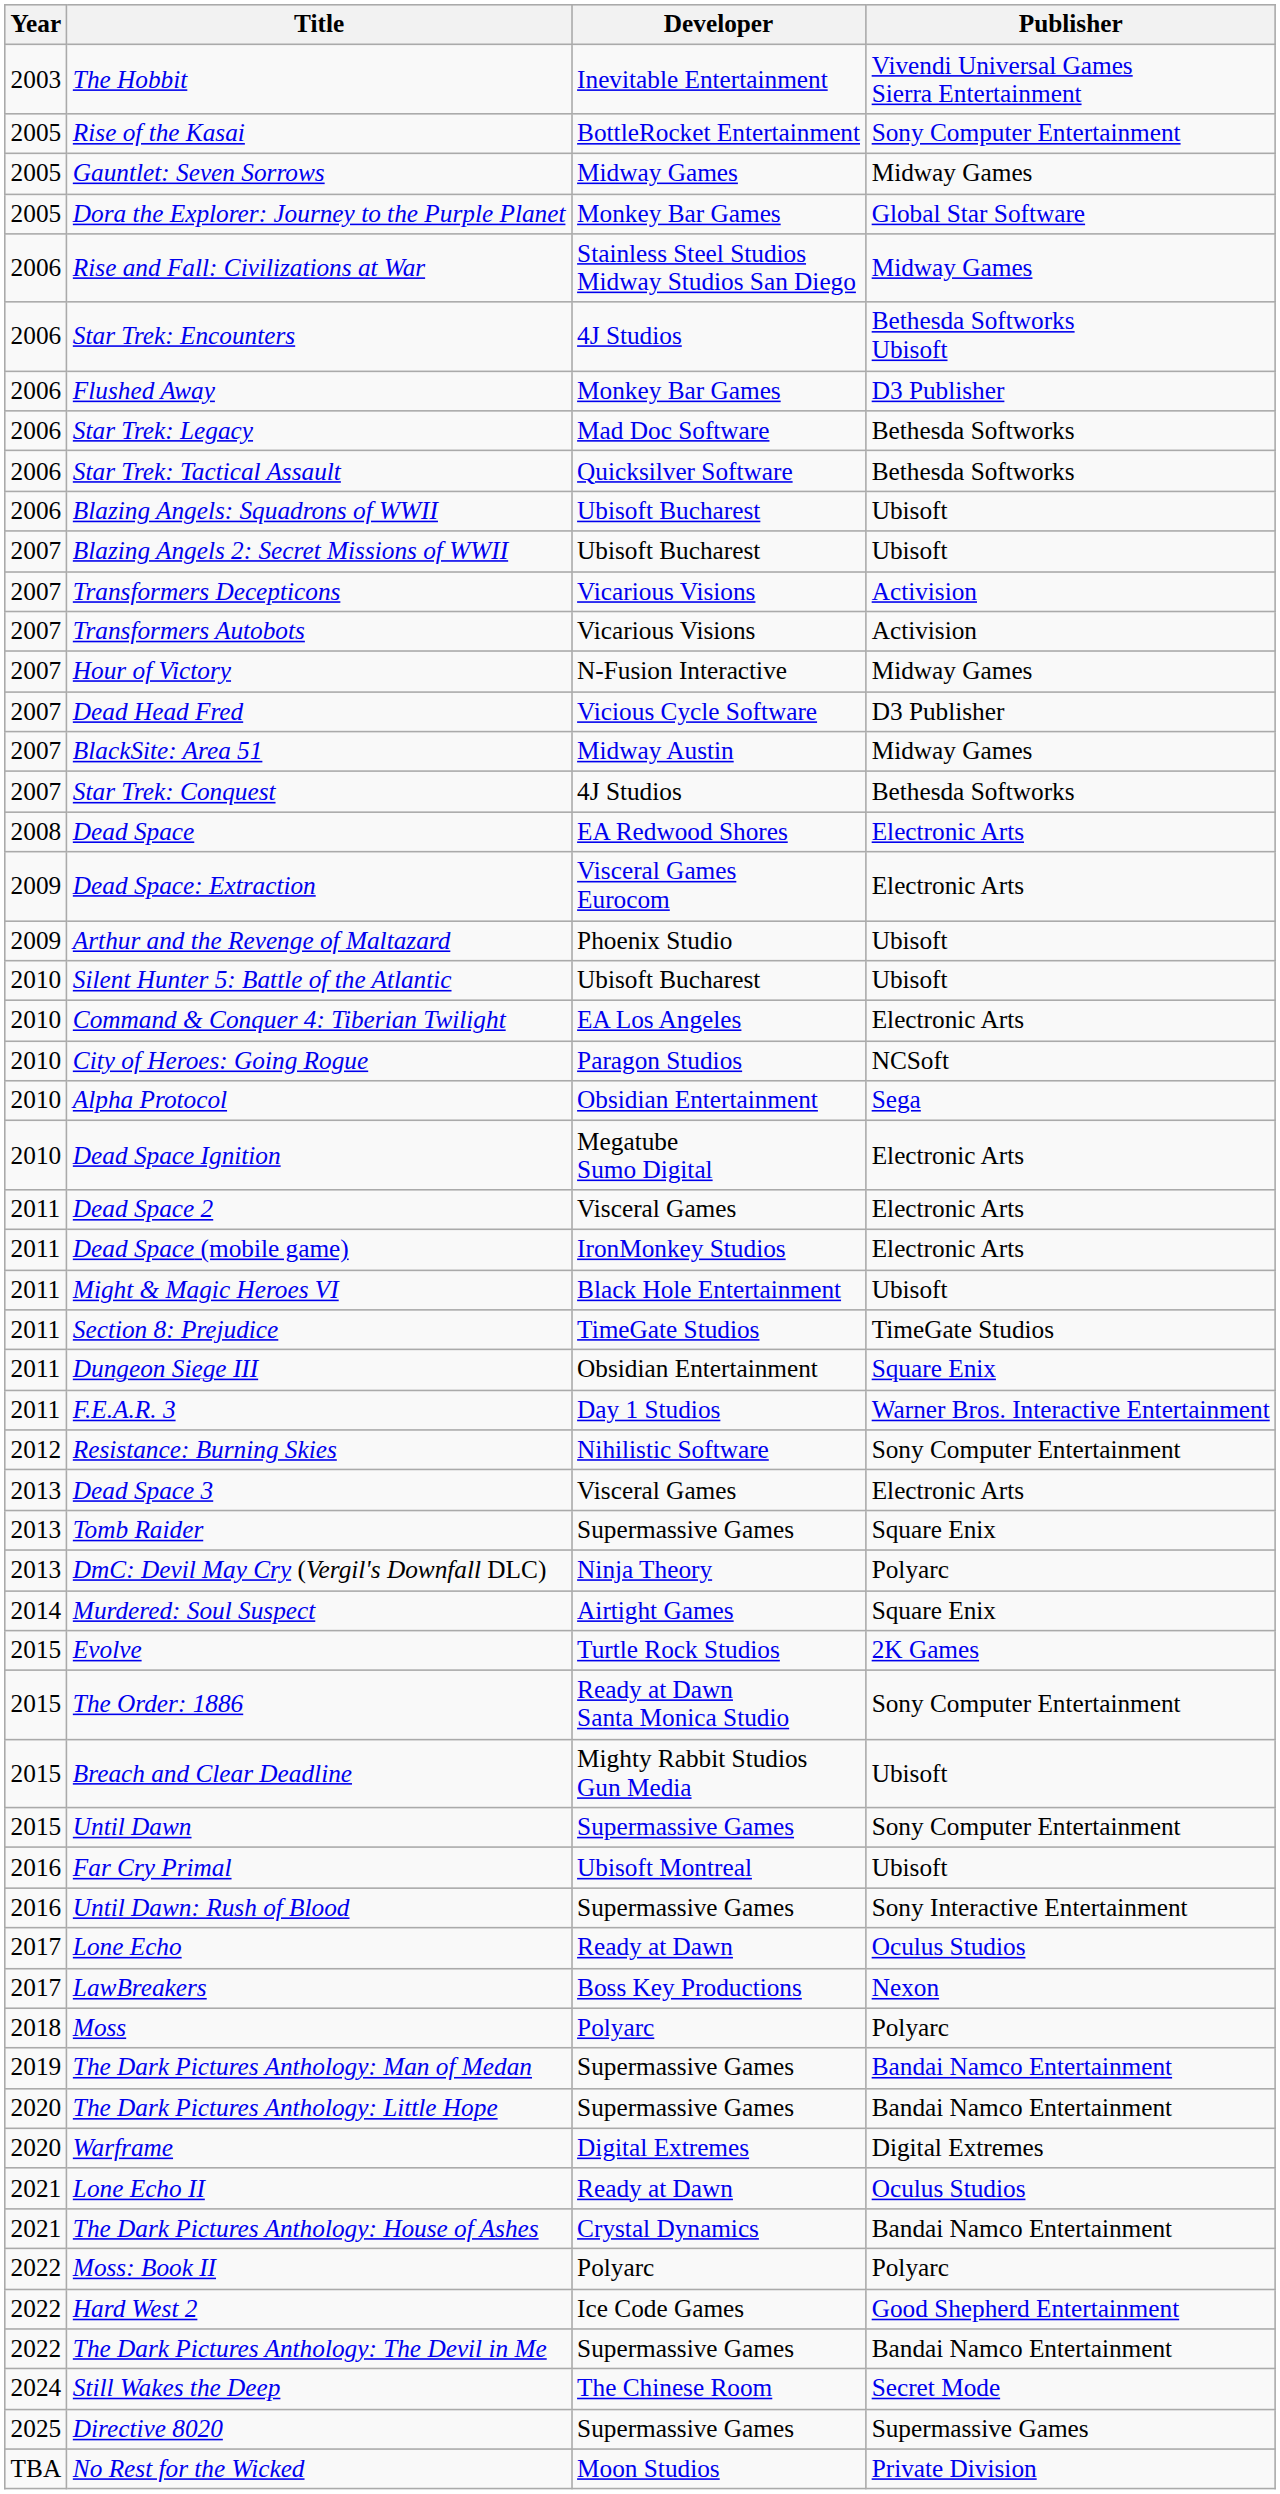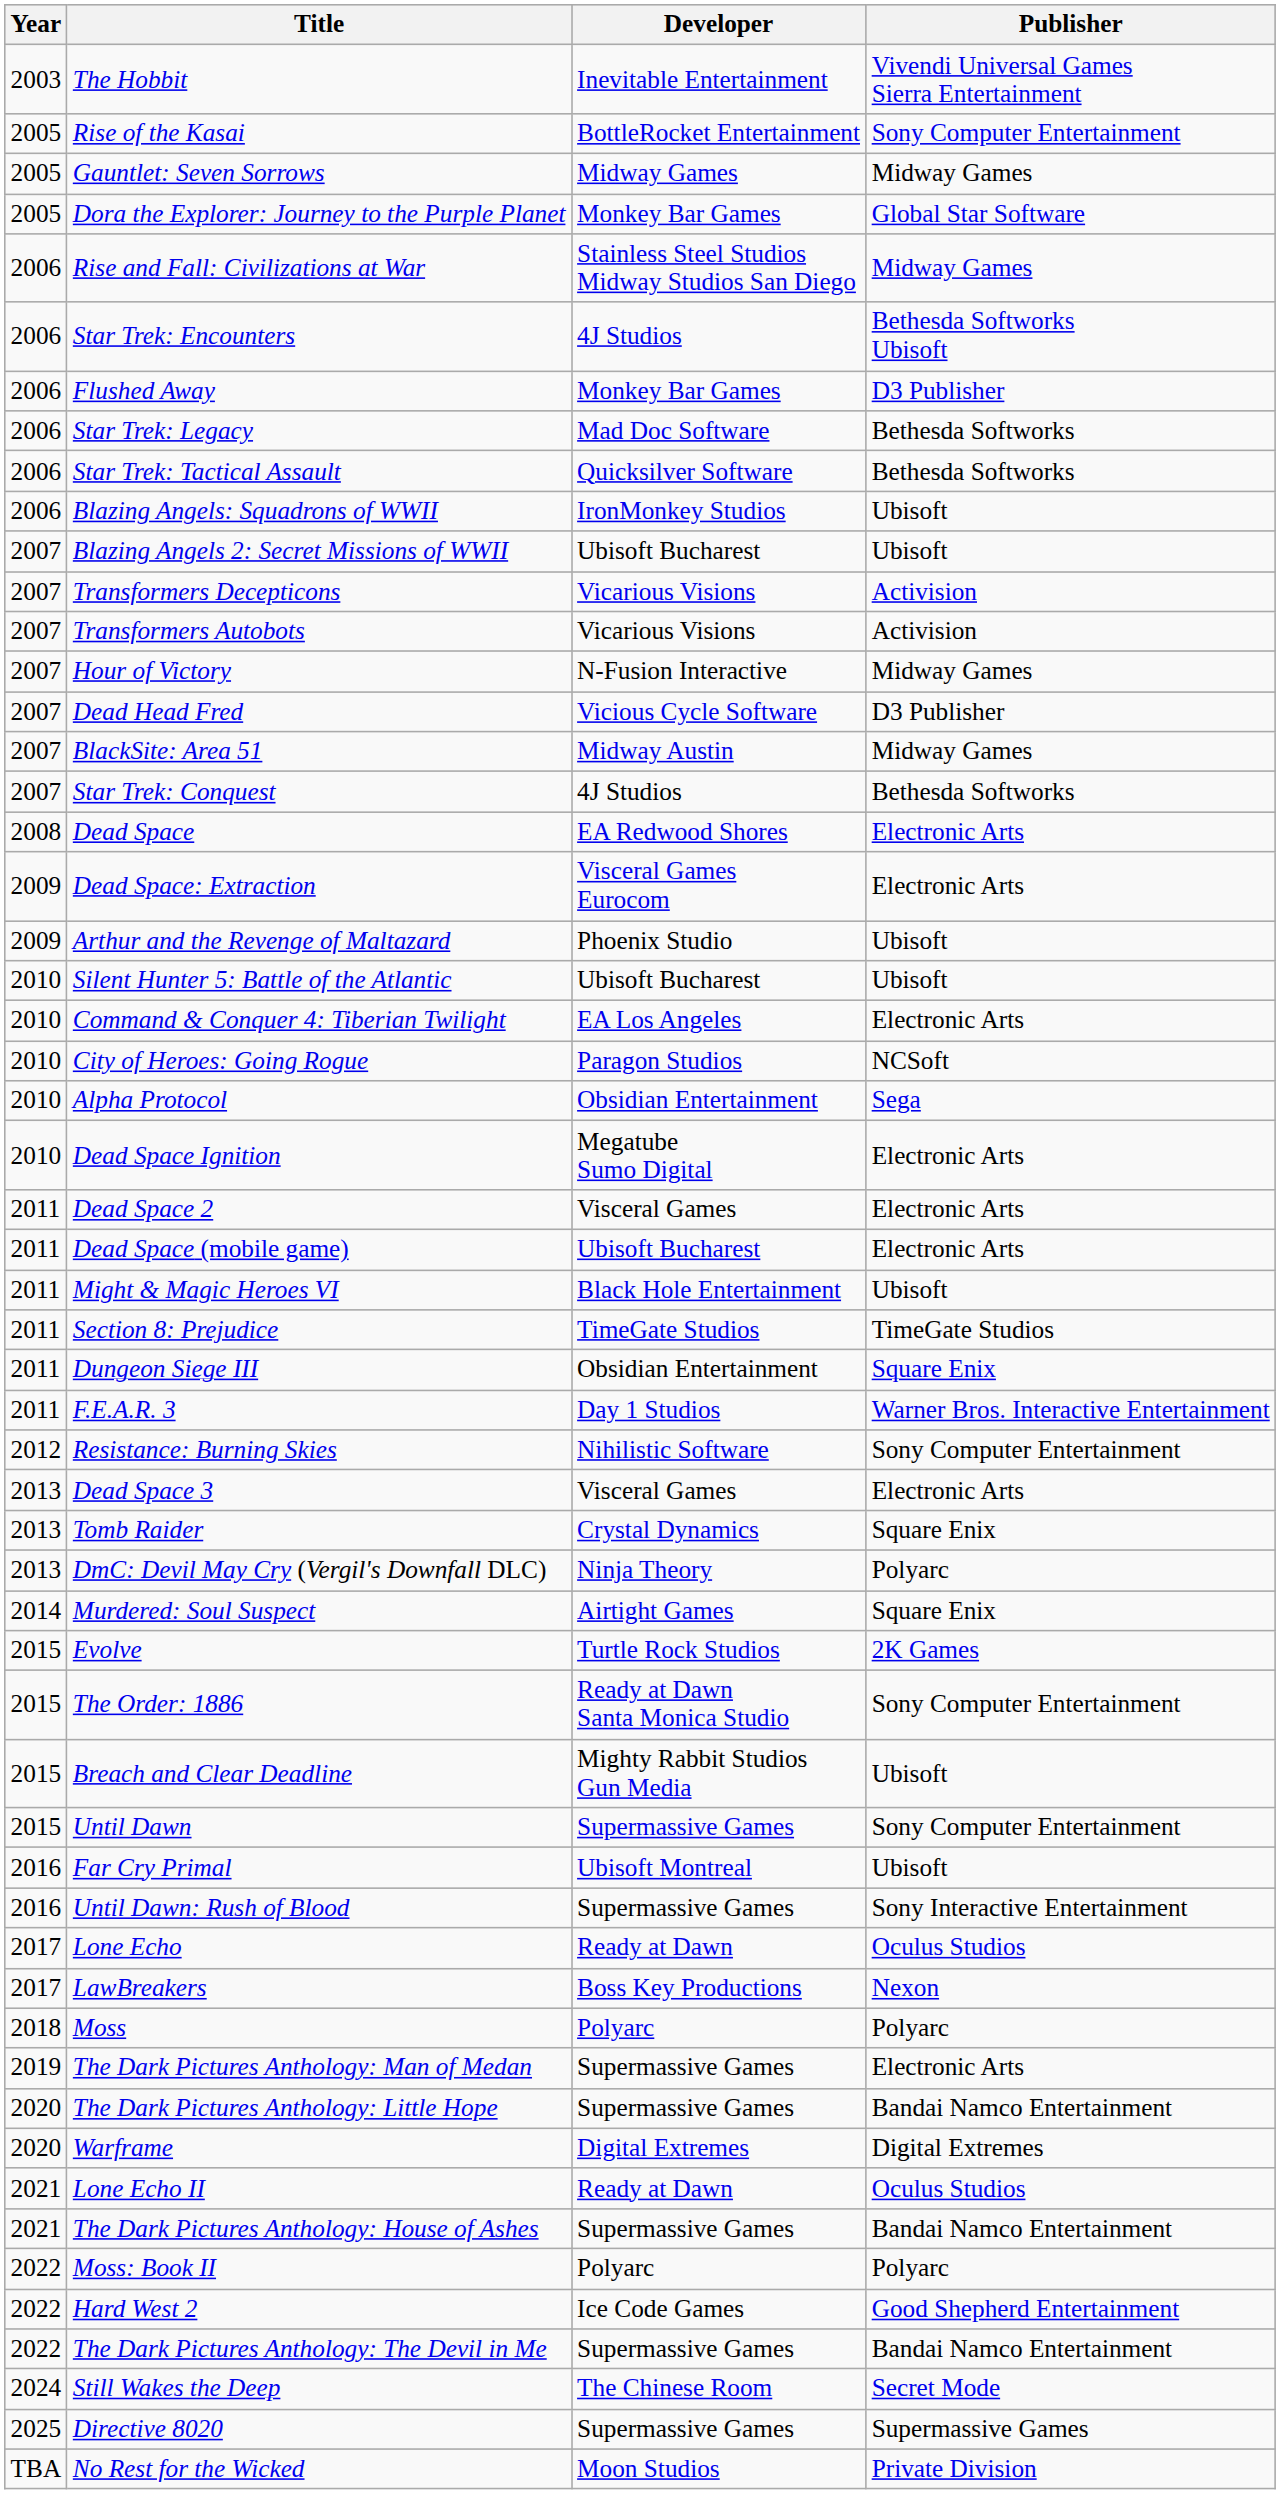(669, 510) Ubisoft Bucharest -> (681, 510) IronMonkey Studios
(681, 1249) IronMonkey Studios -> (669, 1249) Ubisoft Bucharest
(686, 1529) Supermassive Games -> (668, 1529) Crystal Dynamics
(1022, 2067) Bandai Namco Entertainment -> (948, 2067) Electronic Arts
(668, 2228) Crystal Dynamics -> (686, 2228) Supermassive Games
